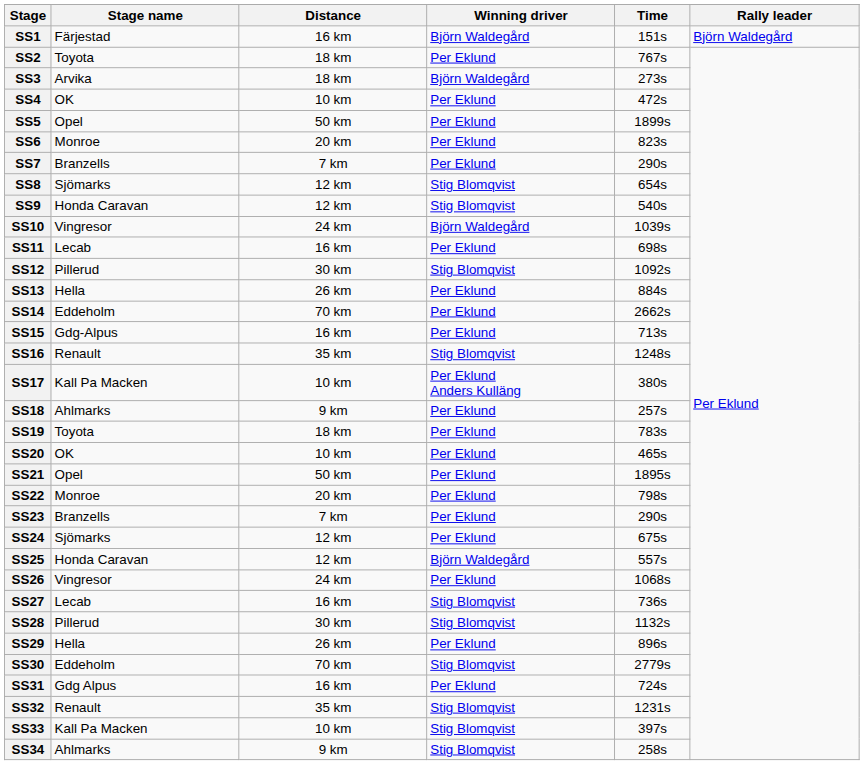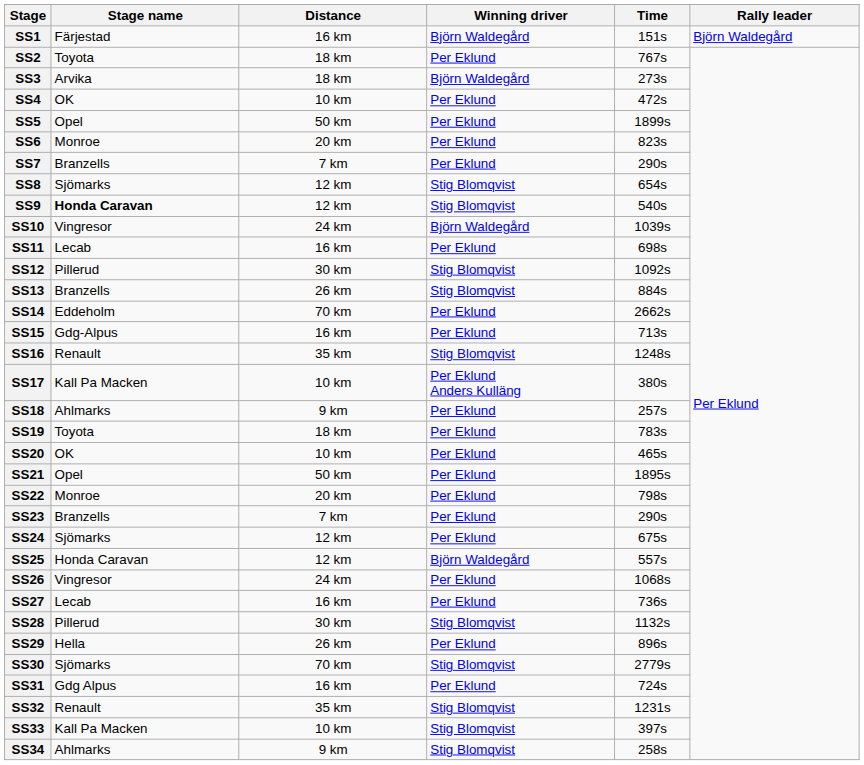(101, 206) normal -> (104, 206) bold
(70, 290) Hella -> (82, 290) Branzells
(463, 290) Per Eklund -> (473, 290) Stig Blomqvist
(473, 602) Stig Blomqvist -> (463, 602) Per Eklund
(85, 665) Eddeholm -> (82, 665) Sjömarks
